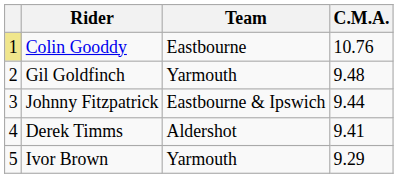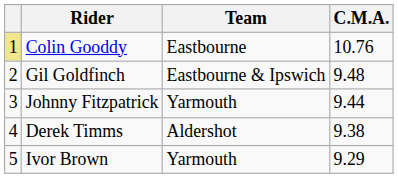(202, 74) Yarmouth -> (246, 74) Eastbourne & Ipswich
(246, 103) Eastbourne & Ipswich -> (202, 103) Yarmouth
(349, 131) 9.41 -> (349, 131) 9.38
